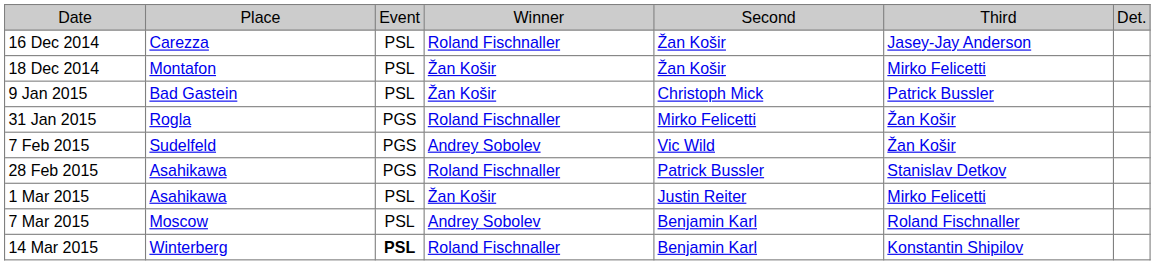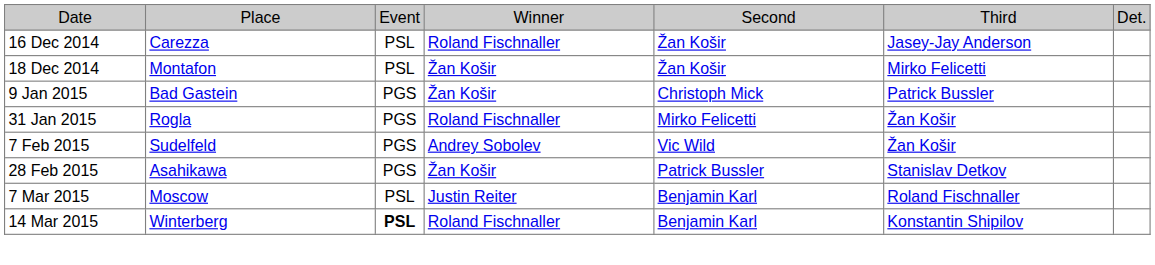(400, 94) PSL -> (400, 94) PGS
(494, 170) Roland Fischnaller -> (462, 170) Žan Košir
- row: (49, 196)
(484, 222) Andrey Sobolev -> (472, 196) Justin Reiter
